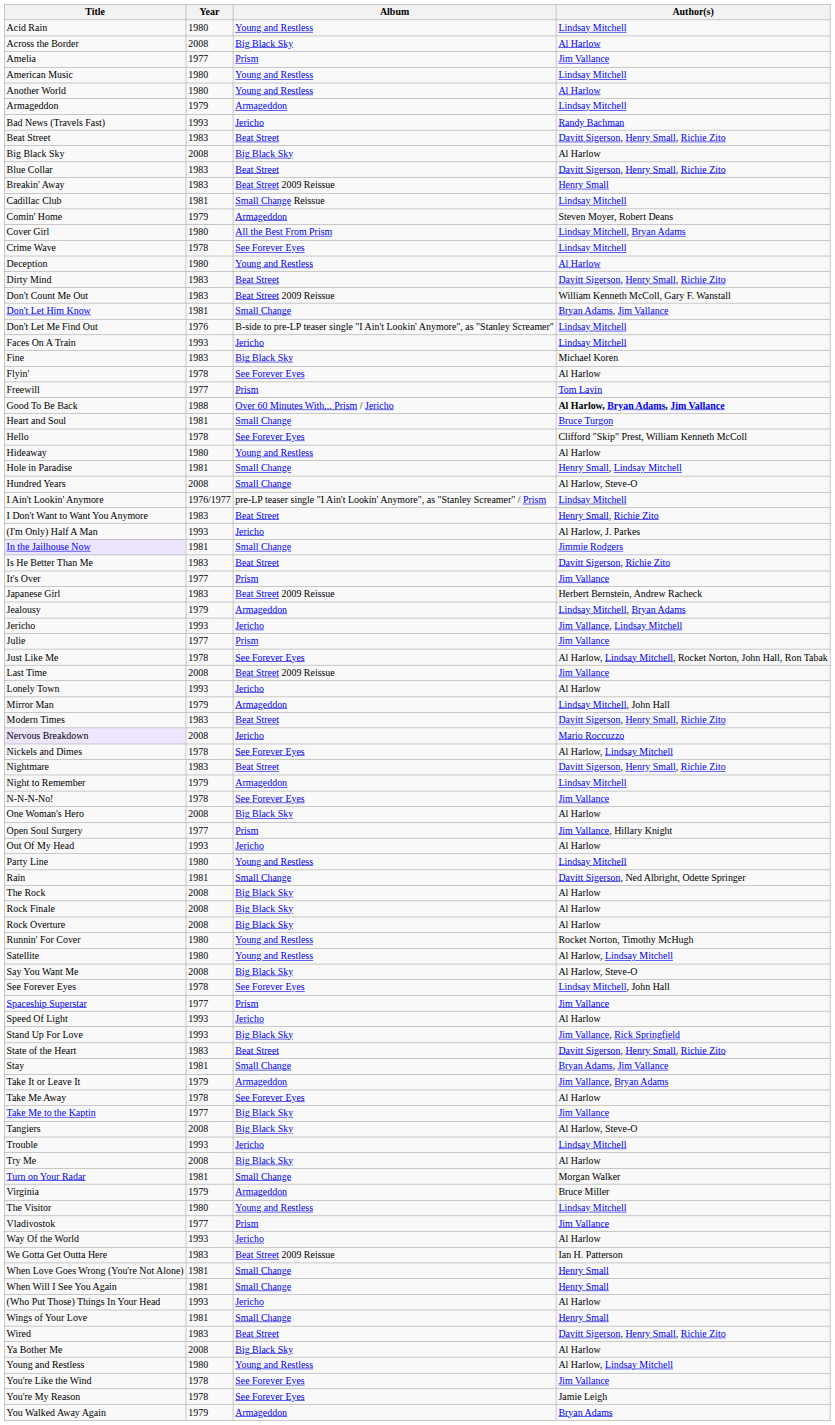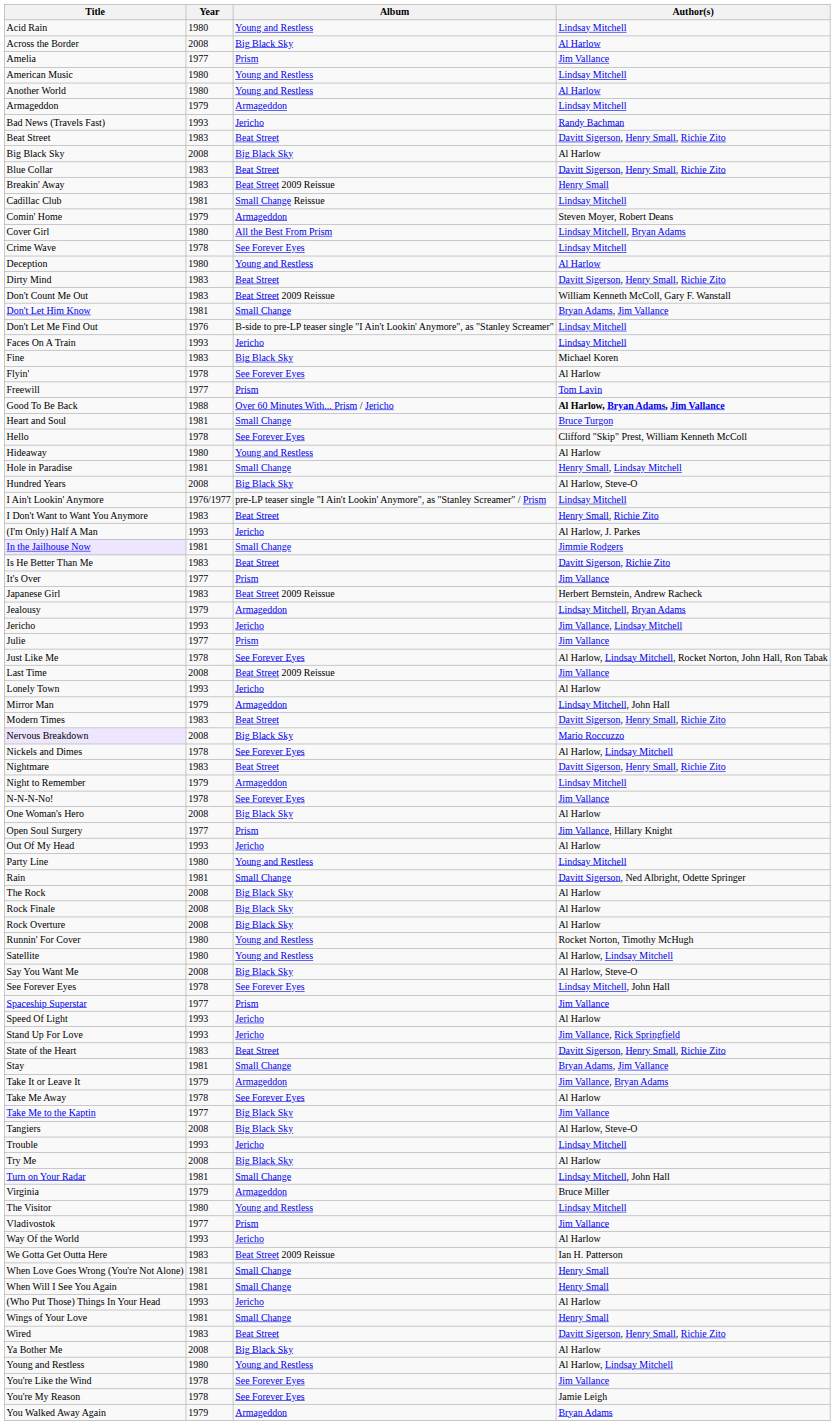(263, 484) Small Change -> (264, 484) Big Black Sky
(250, 736) Jericho -> (264, 736) Big Black Sky
(264, 1034) Big Black Sky -> (250, 1034) Jericho
(589, 1176) Morgan Walker -> (614, 1176) Lindsay Mitchell, John Hall
